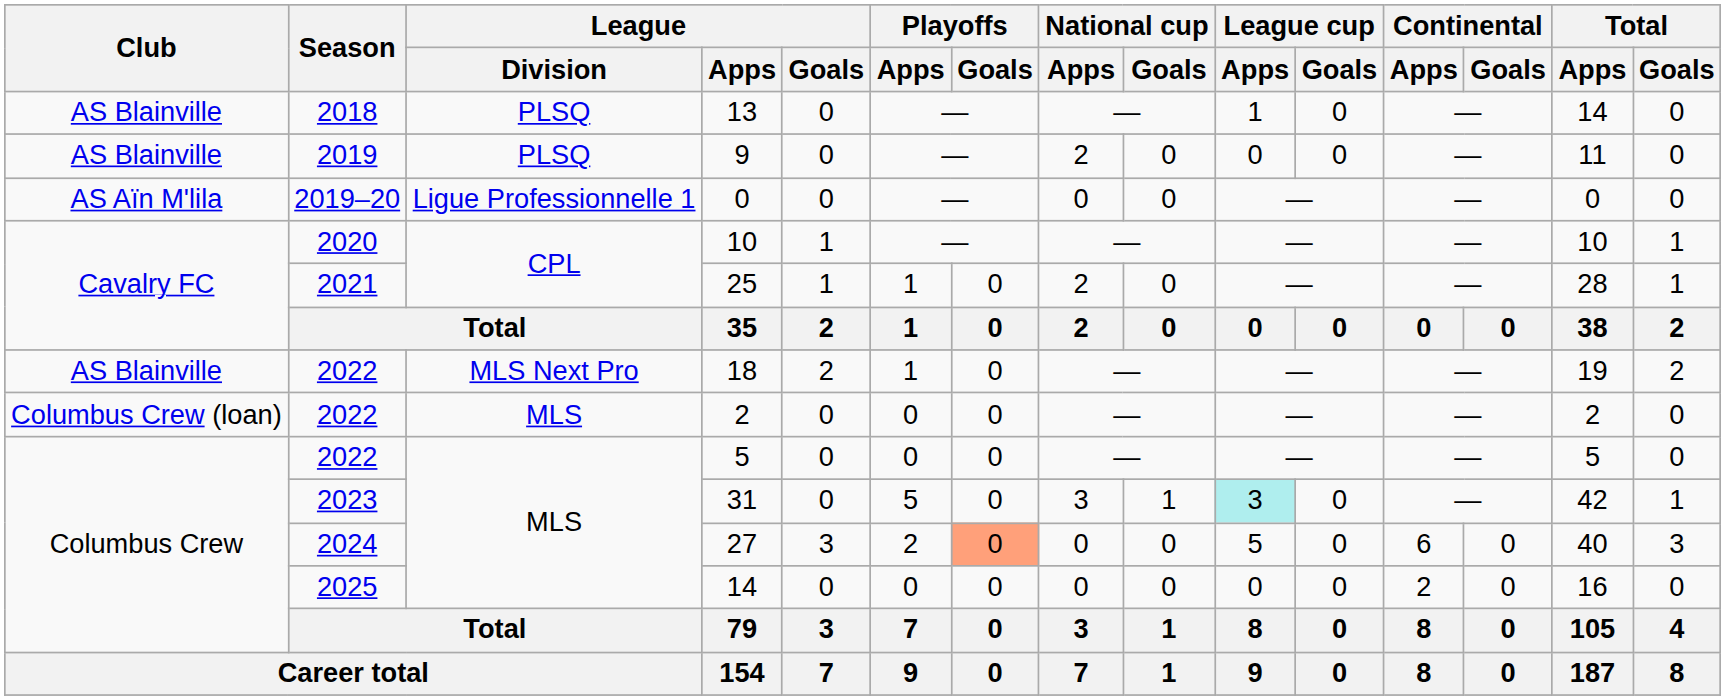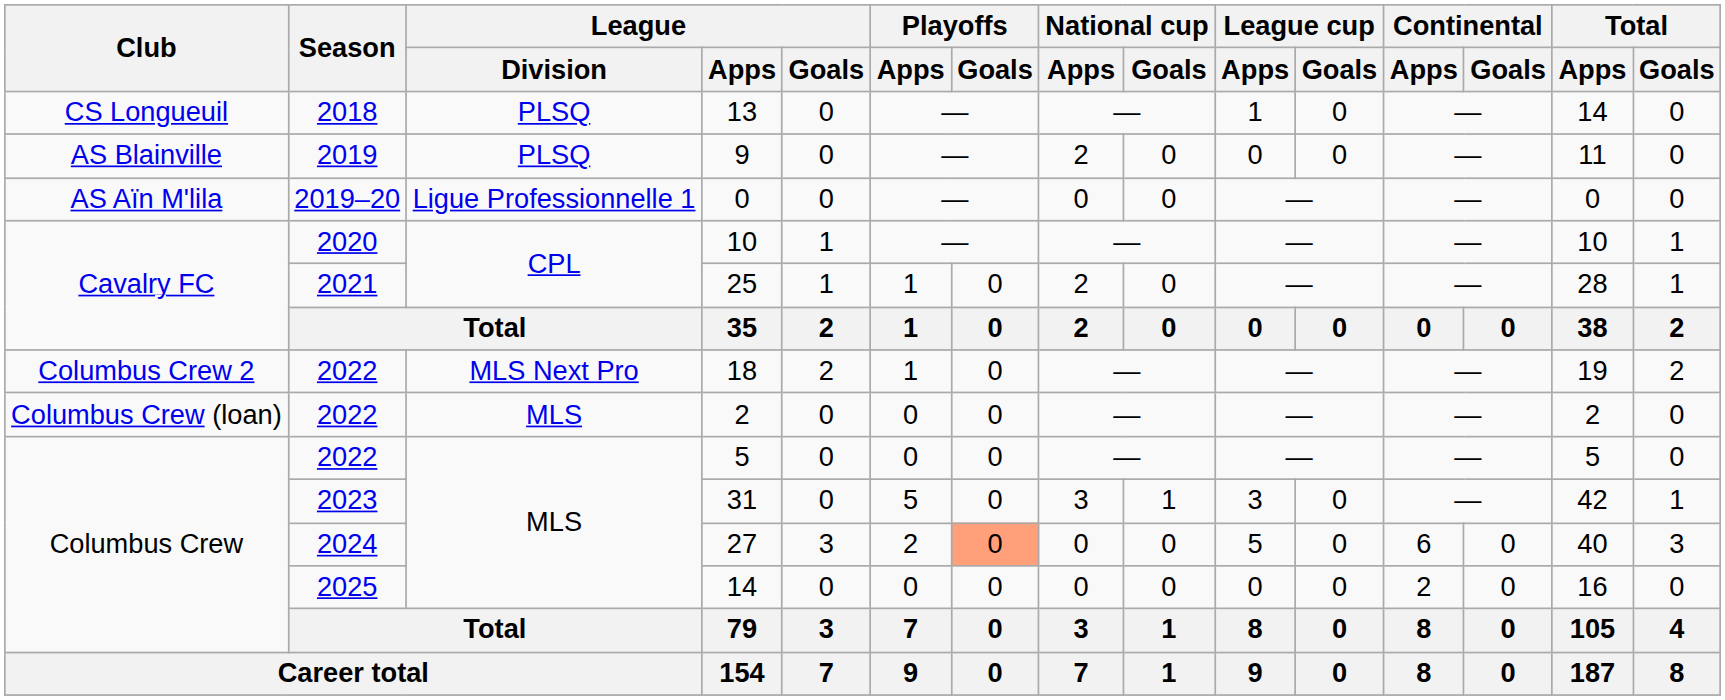(146, 112) AS Blainville -> (146, 112) CS Longueuil
(146, 371) AS Blainville -> (146, 371) Columbus Crew 2
(1255, 500) paleturquoise background -> (1255, 500) no background
